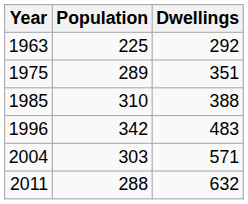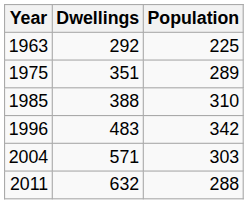columns swapped: (102, 18) <-> (198, 18)
